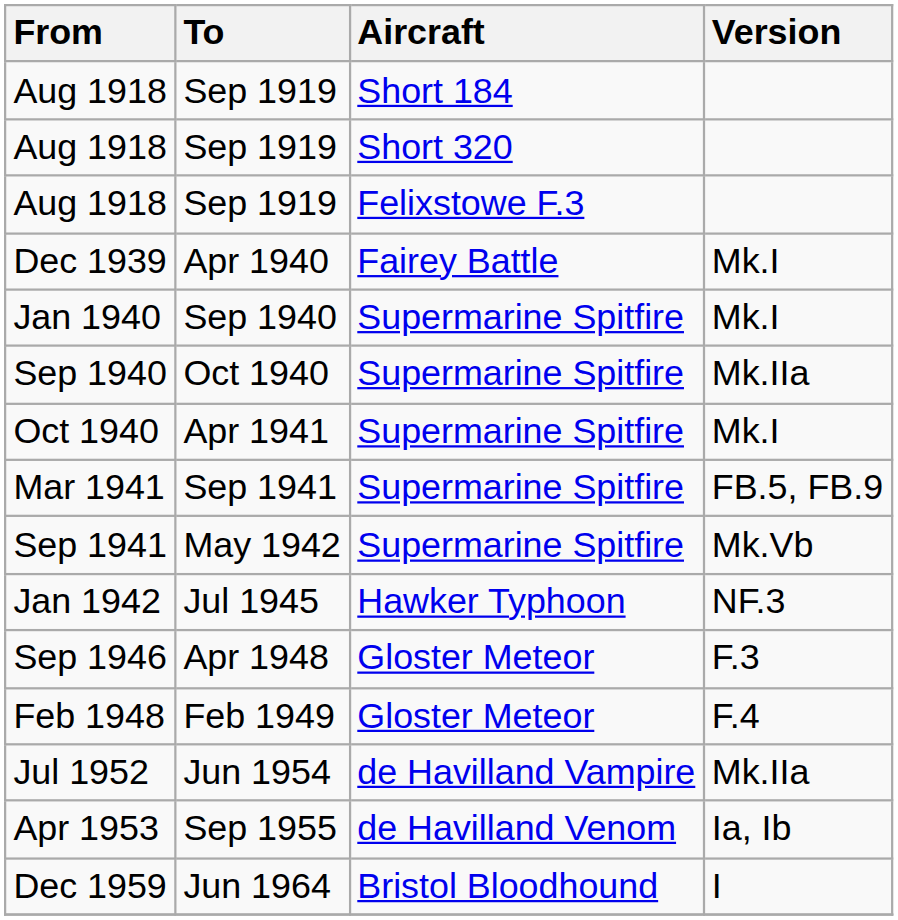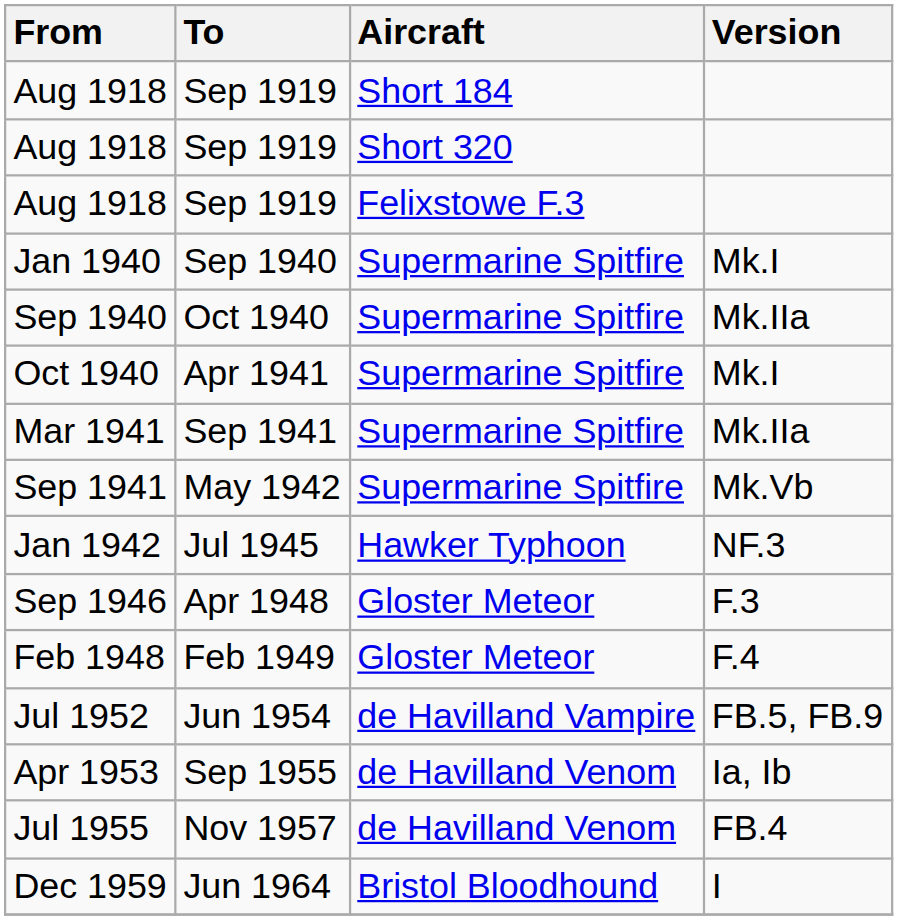- row: (90, 260)
(797, 487) FB.5, FB.9 -> (761, 430) Mk.IIa
(761, 771) Mk.IIa -> (797, 714) FB.5, FB.9
+ row: (81, 828)
